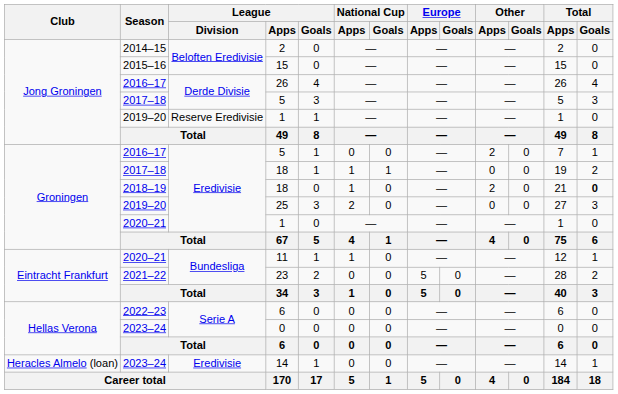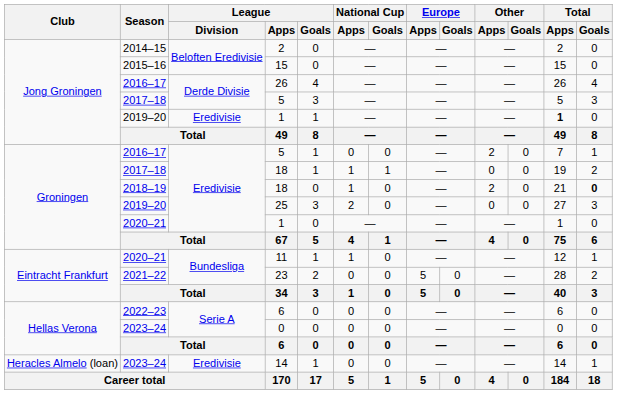(217, 118) Reserve Eredivisie -> (217, 118) Eredivisie
(561, 118) normal -> (560, 118) bold
